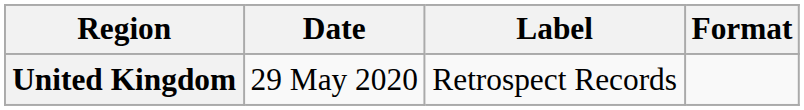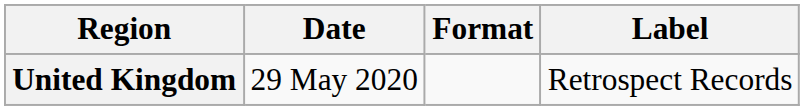columns swapped: (742, 29) <-> (555, 29)
